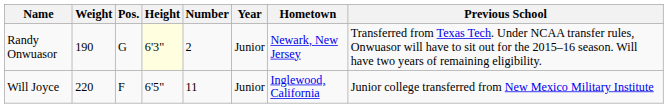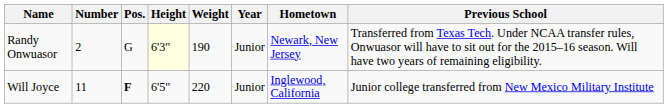columns swapped: (207, 14) <-> (94, 14)
(121, 86) normal -> (128, 86) bold
